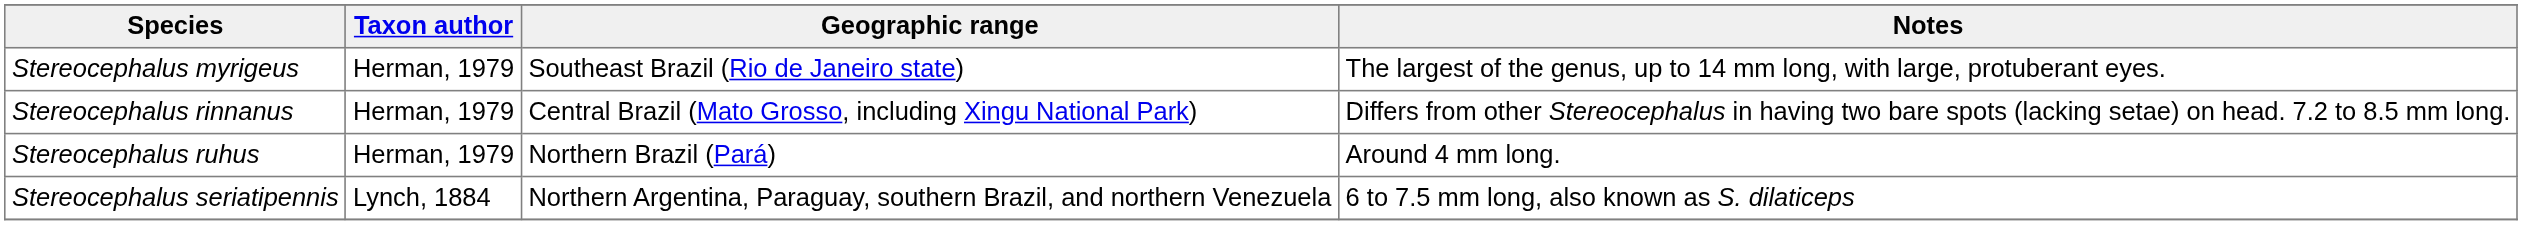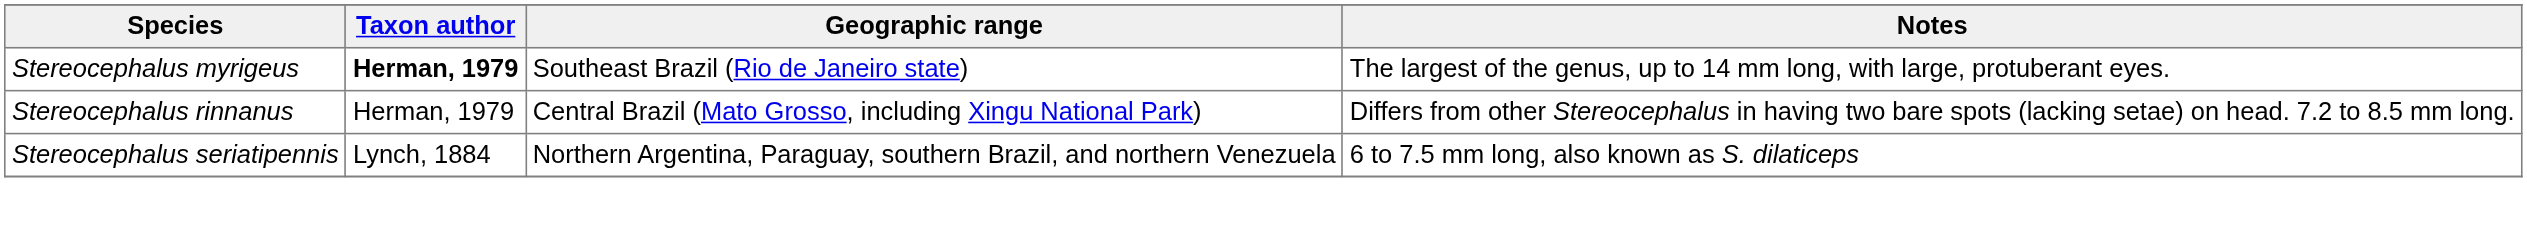(434, 68) normal -> (436, 68) bold
- row: (136, 154)
